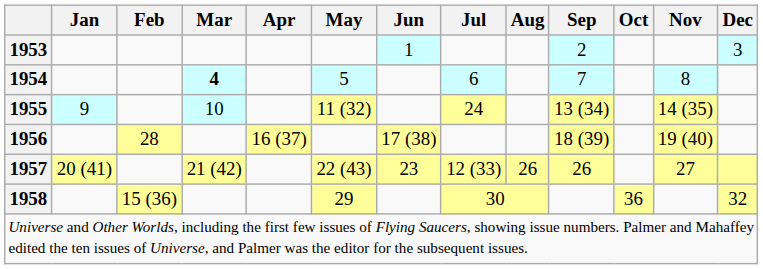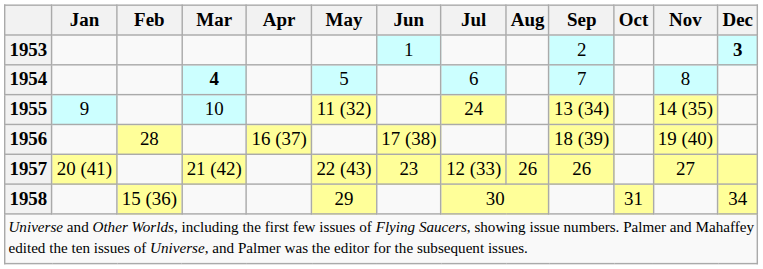(738, 49) normal -> (738, 49) bold
(634, 198) 36 -> (634, 198) 31
(738, 198) 32 -> (738, 198) 34
